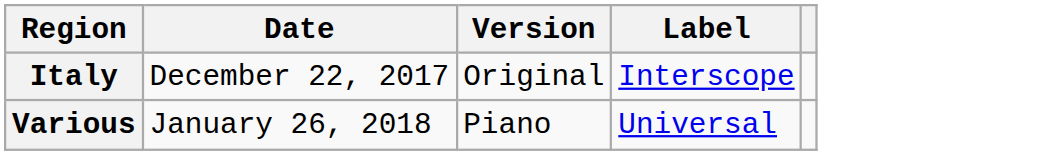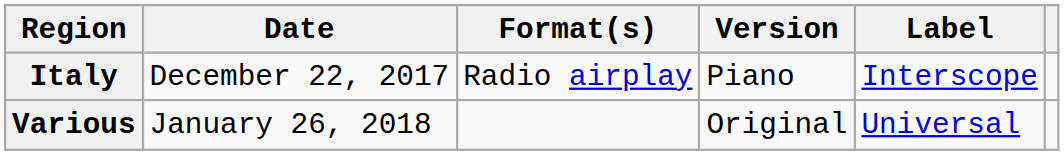+ column: (578, 29)
(534, 77) Original -> (751, 77) Piano
(507, 125) Piano -> (777, 125) Original
